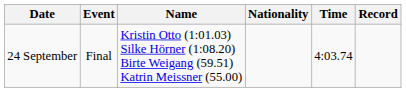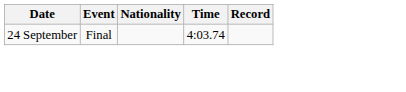- column: (181, 14)
